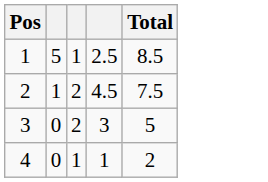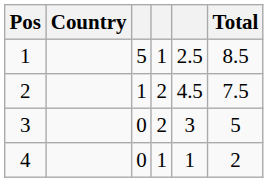+ column: (89, 21)
